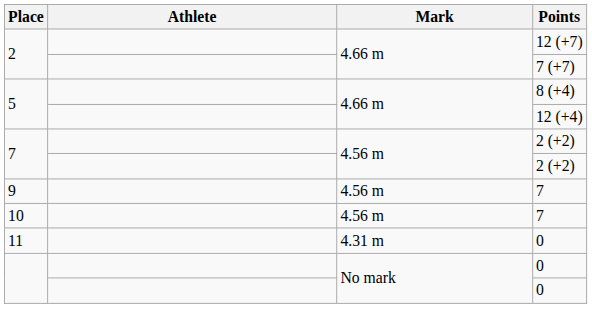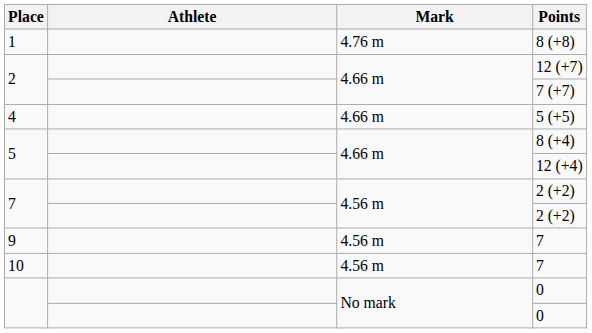+ row: (12, 41)
+ row: (12, 116)
- row: (16, 240)
